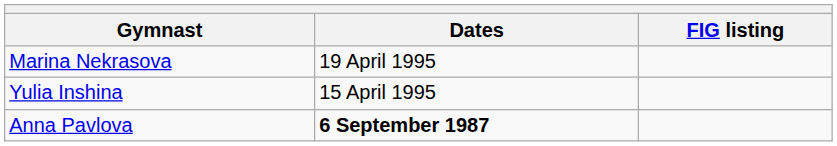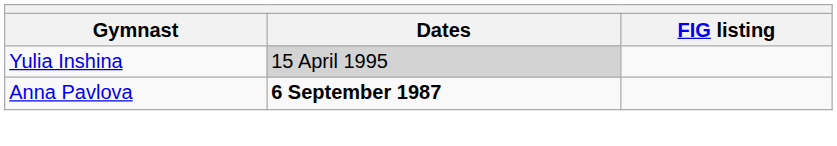- row: (90, 61)
(378, 93) no background -> (330, 61) lightgrey background
